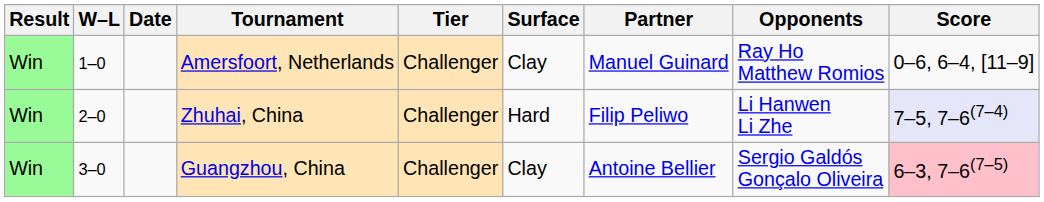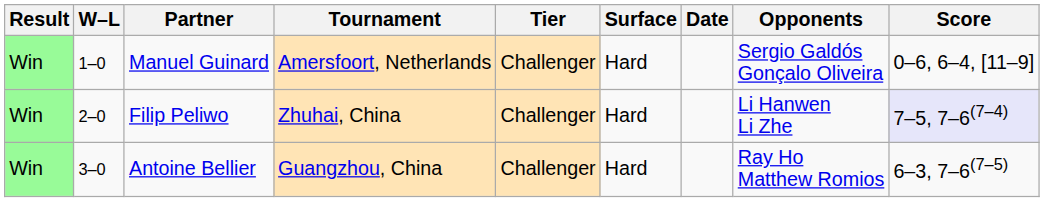columns swapped: (150, 20) <-> (659, 20)
(527, 62) Clay -> (626, 62) Hard
(811, 62) Ray Ho Matthew Romios -> (810, 62) Sergio Galdós Gonçalo Oliveira
(527, 169) Clay -> (626, 169) Hard
(810, 169) Sergio Galdós Gonçalo Oliveira -> (811, 169) Ray Ho Matthew Romios
(951, 169) pink background -> (951, 169) no background
